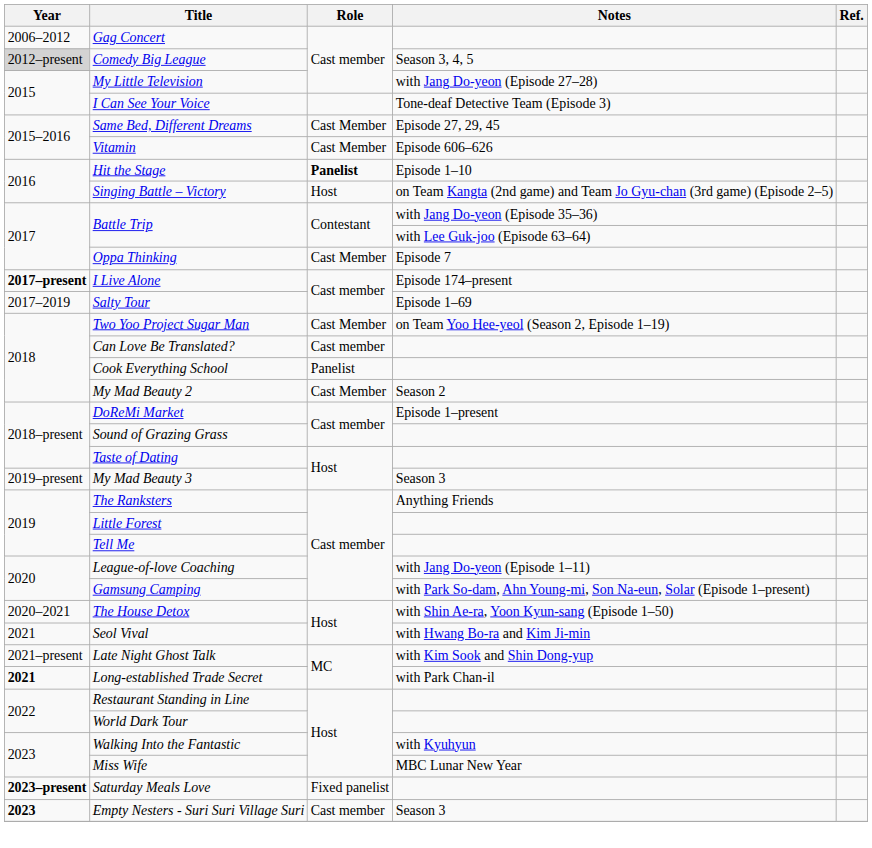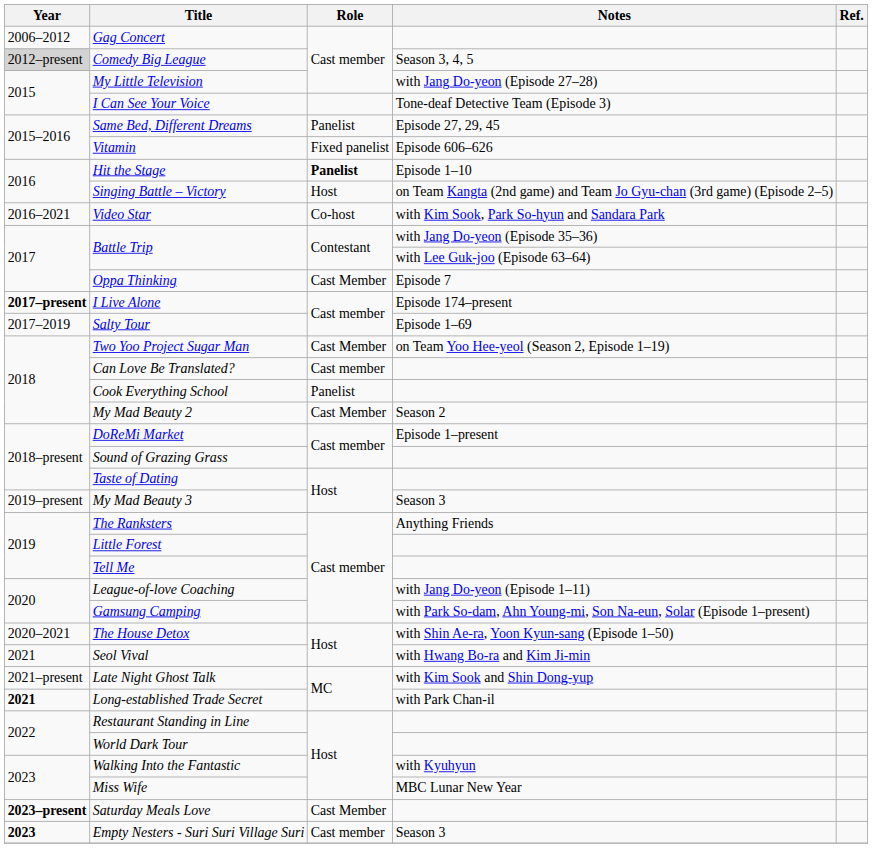(348, 125) Cast Member -> (333, 125) Panelist
(348, 147) Cast Member -> (350, 147) Fixed panelist
+ row: (122, 214)
(350, 788) Fixed panelist -> (348, 810) Cast Member
